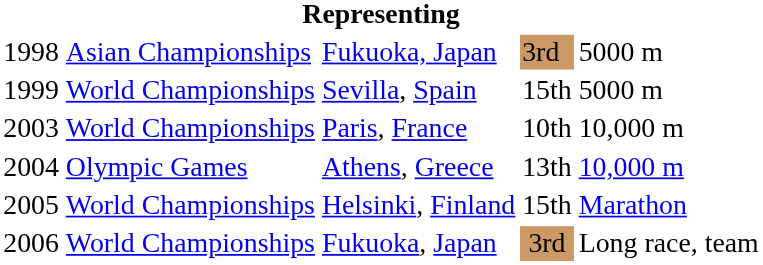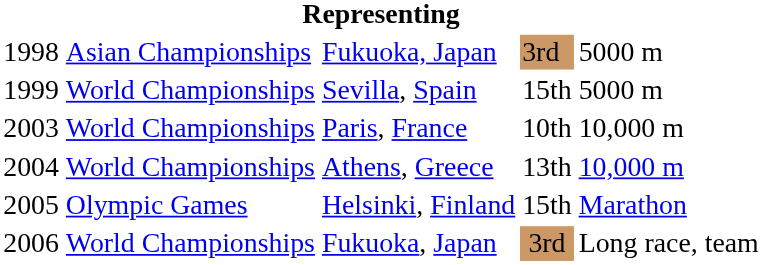(157, 166) Olympic Games -> (190, 166) World Championships
(190, 204) World Championships -> (157, 204) Olympic Games
